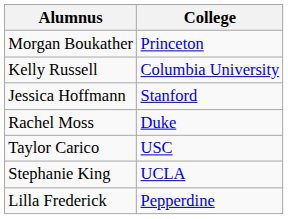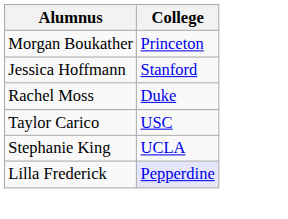- row: (53, 69)
(178, 200) no background -> (178, 174) lavender background
